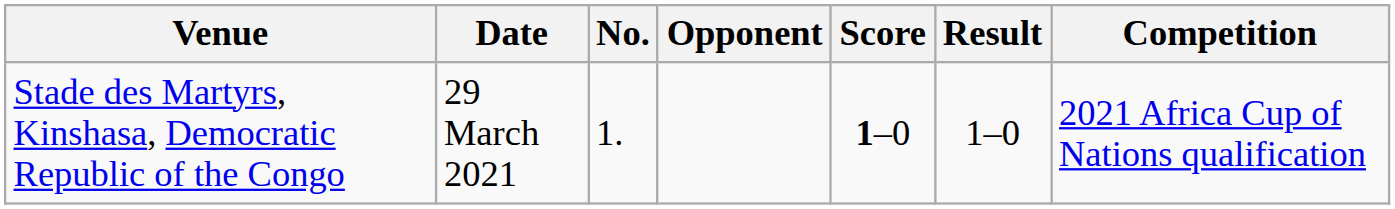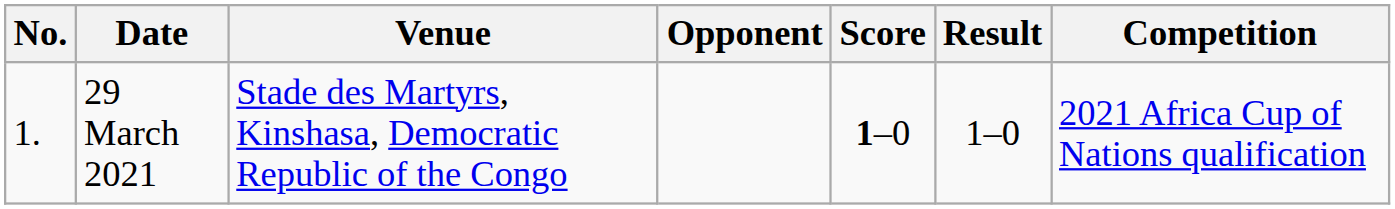columns swapped: (623, 33) <-> (220, 33)
